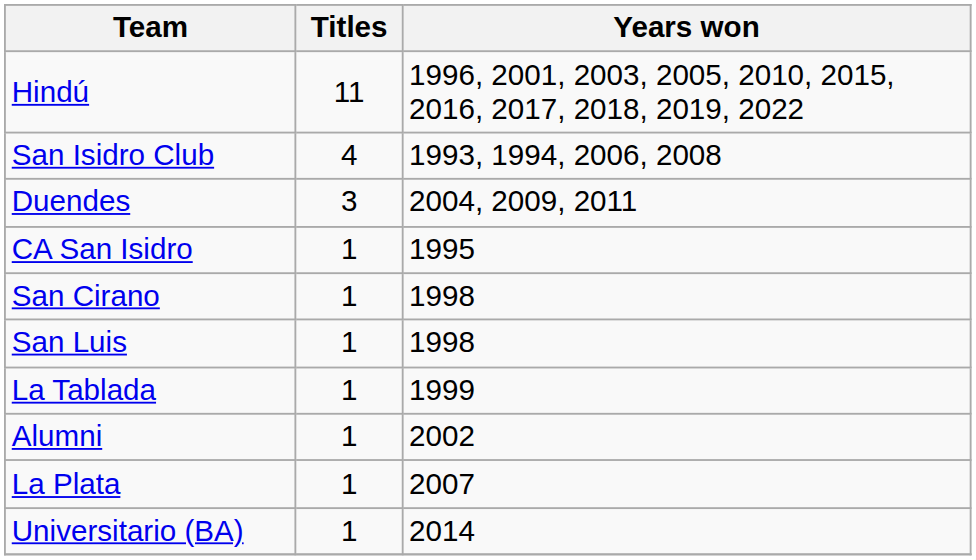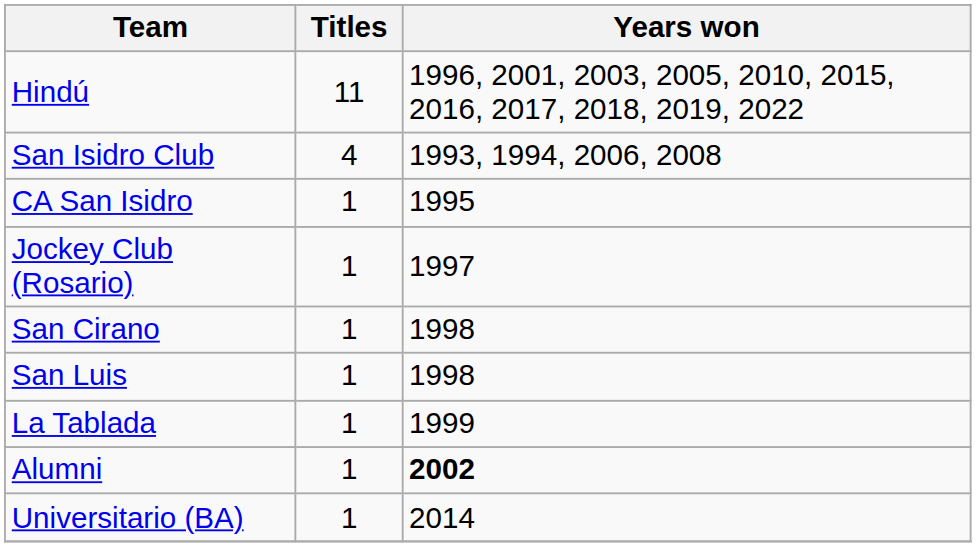- row: (71, 202)
+ row: (92, 265)
(442, 436) normal -> (442, 470) bold
- row: (66, 483)
